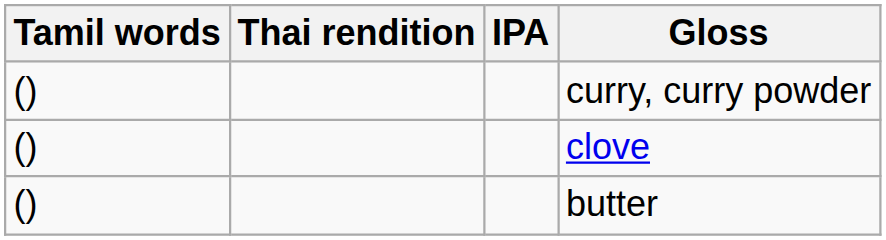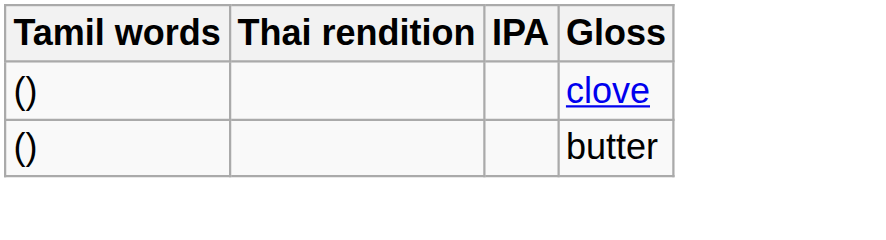- row: (719, 90)
